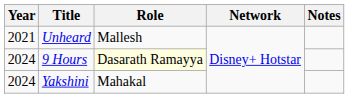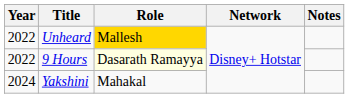(22, 37) 2021 -> (22, 37) 2022
(120, 37) no background -> (120, 37) gold background
(22, 59) 2024 -> (22, 59) 2022
